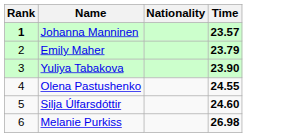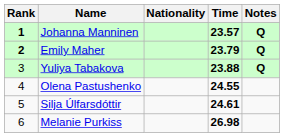+ column: (261, 13)
(21, 50) normal -> (21, 50) bold
(225, 68) 23.90 -> (225, 68) 23.88
(225, 104) 24.60 -> (225, 104) 24.61
